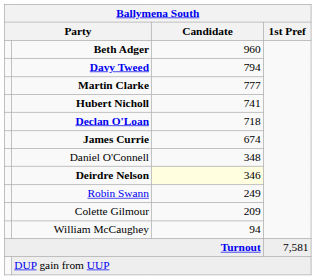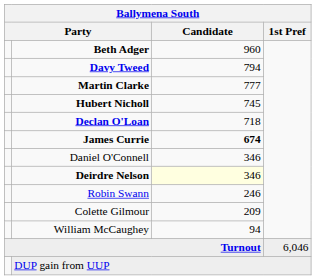(252, 103) 741 -> (252, 103) 745
(252, 139) normal -> (252, 139) bold
(252, 157) 348 -> (252, 157) 346
(252, 193) 249 -> (252, 193) 246
(296, 247) 7,581 -> (296, 247) 6,046
